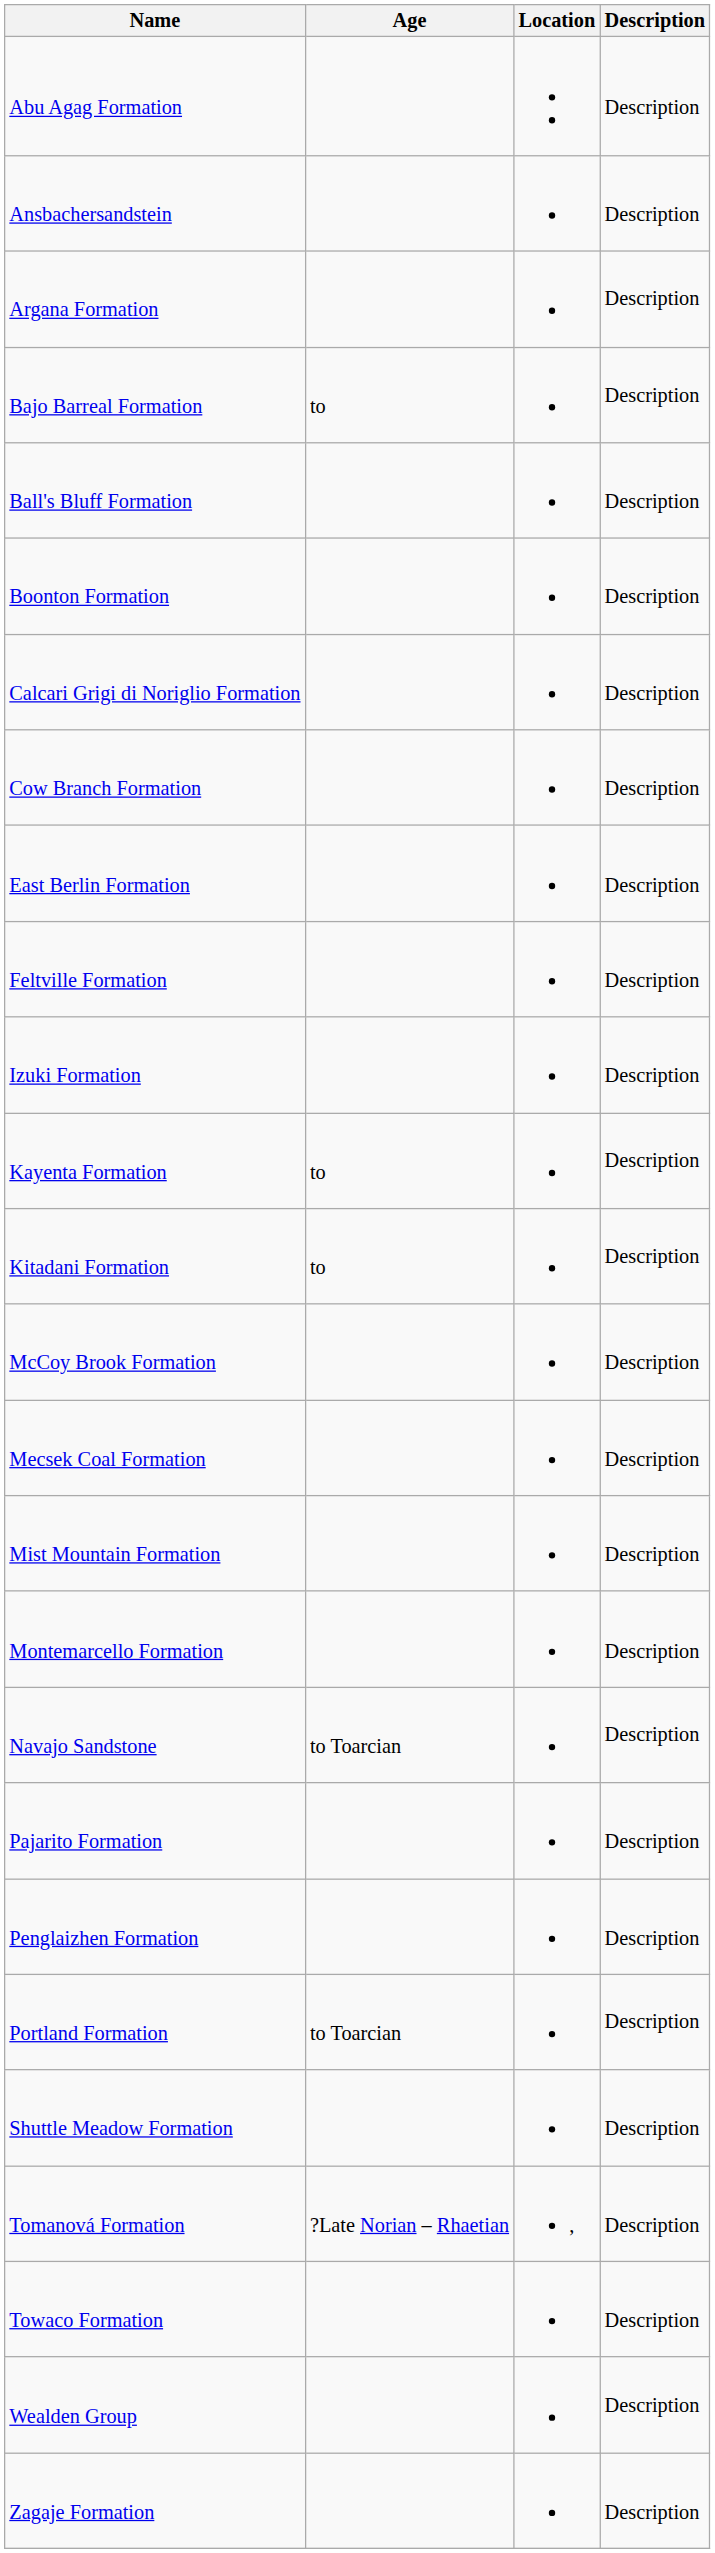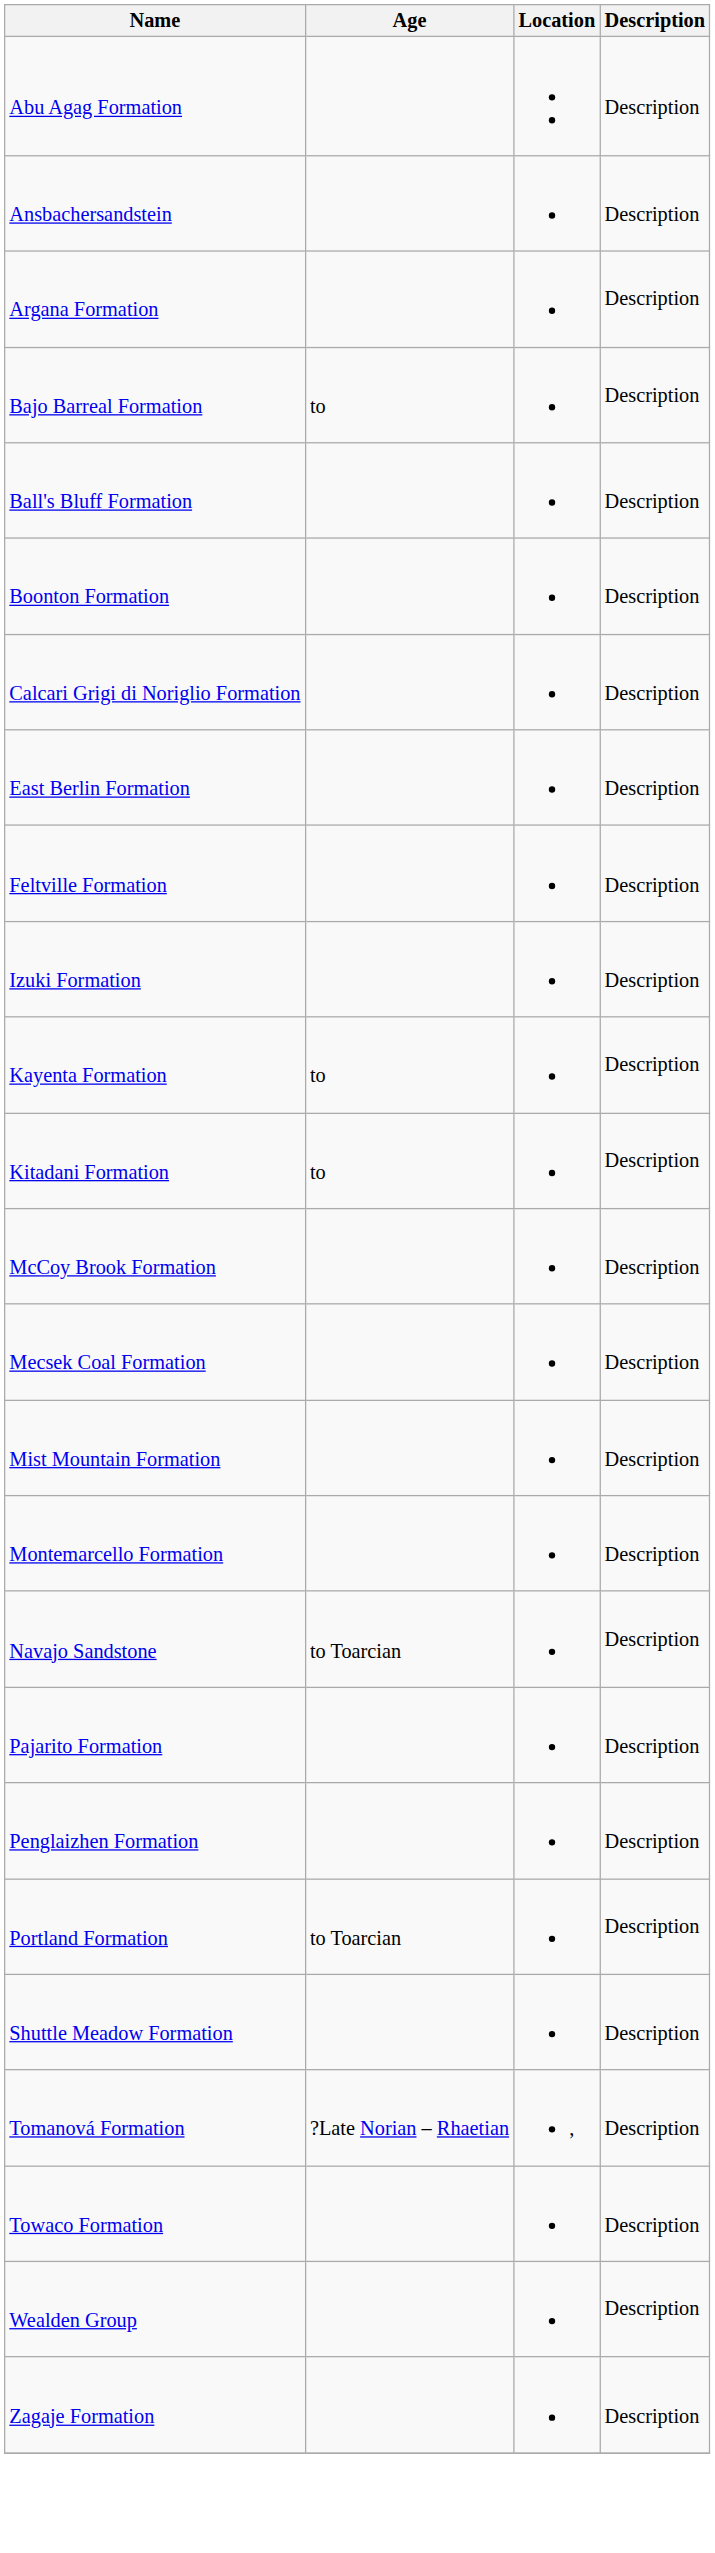- row: (105, 788)
